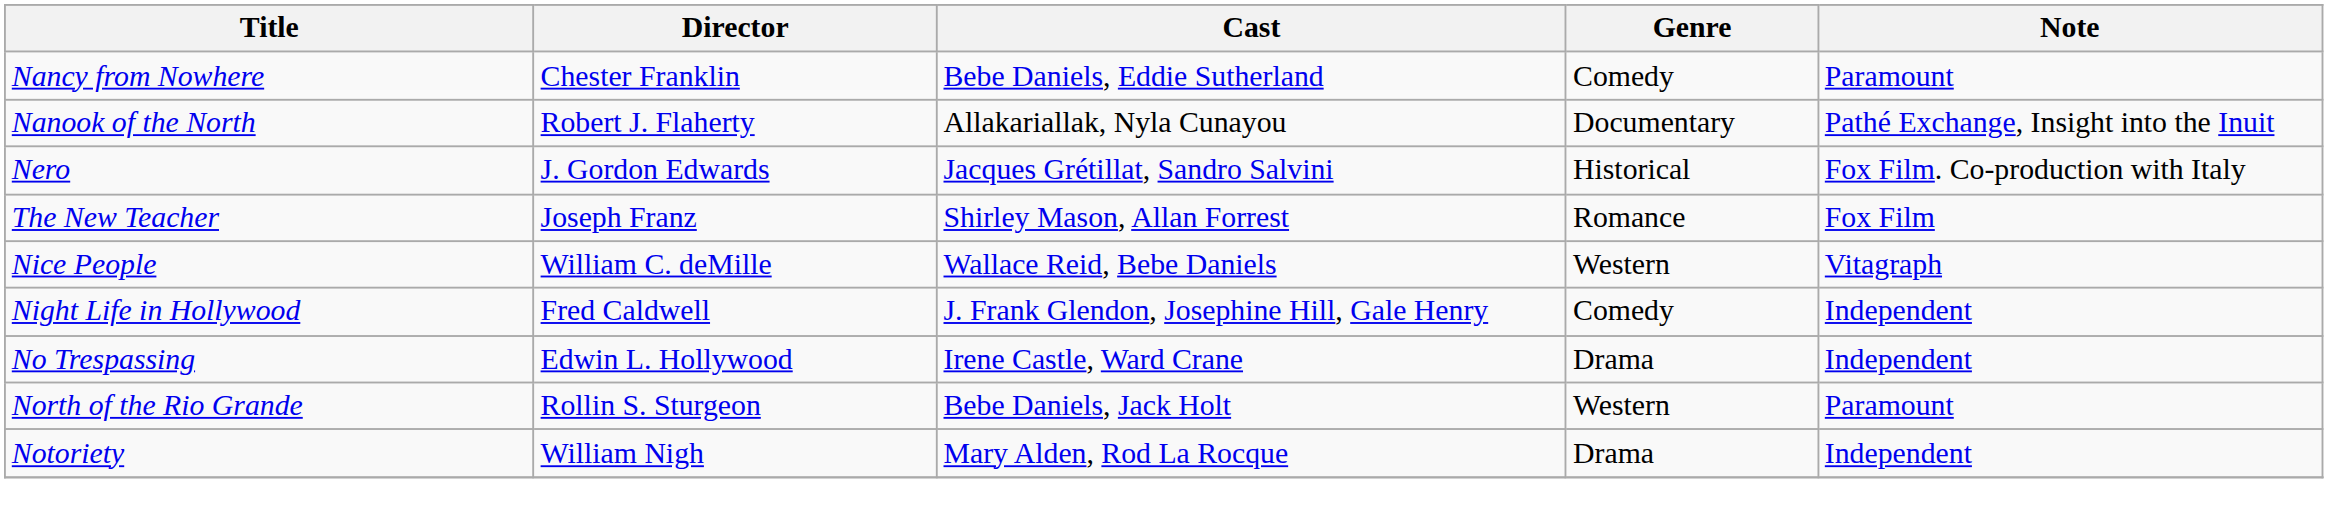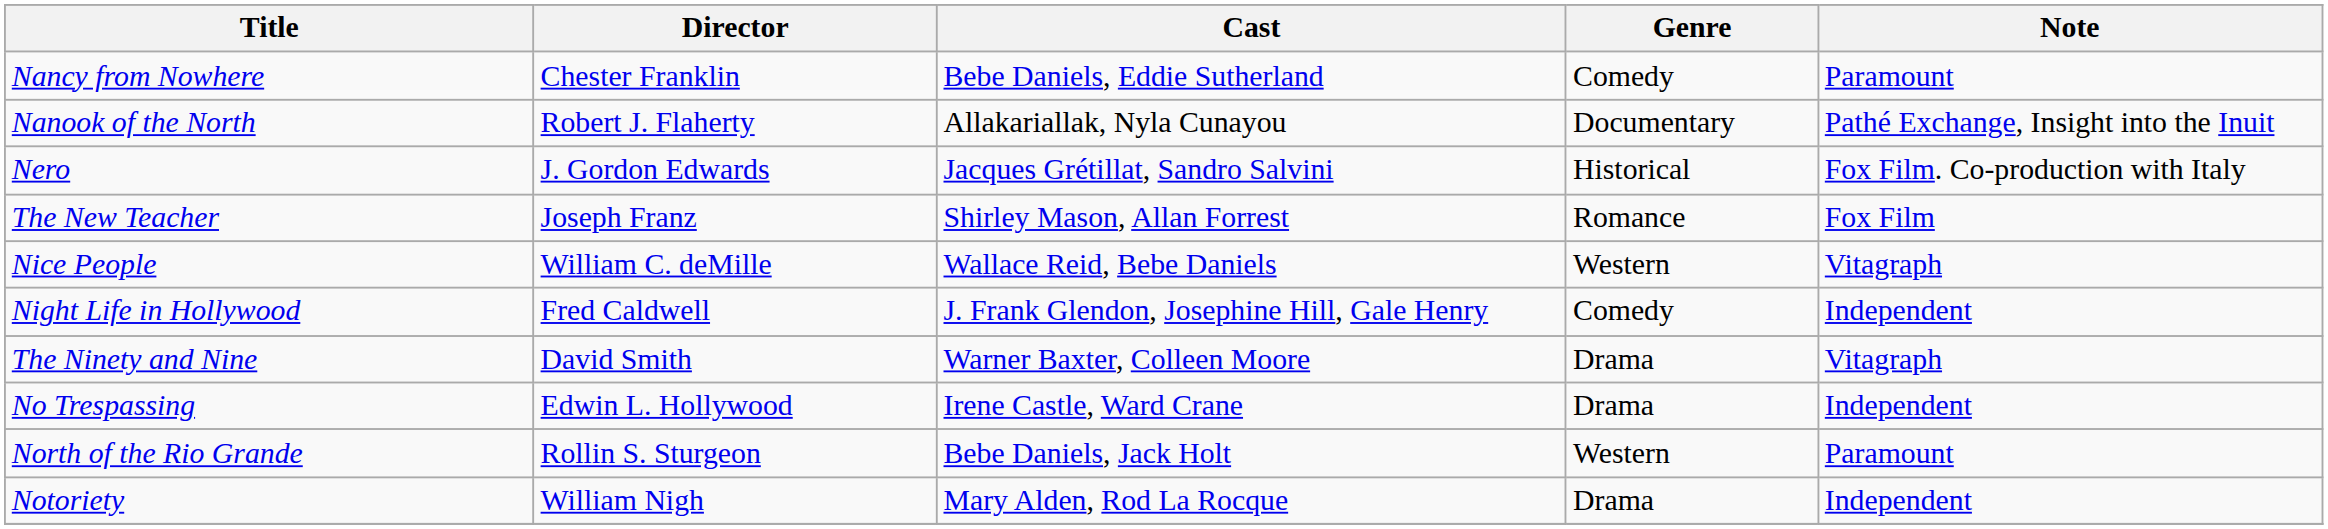+ row: (135, 358)
